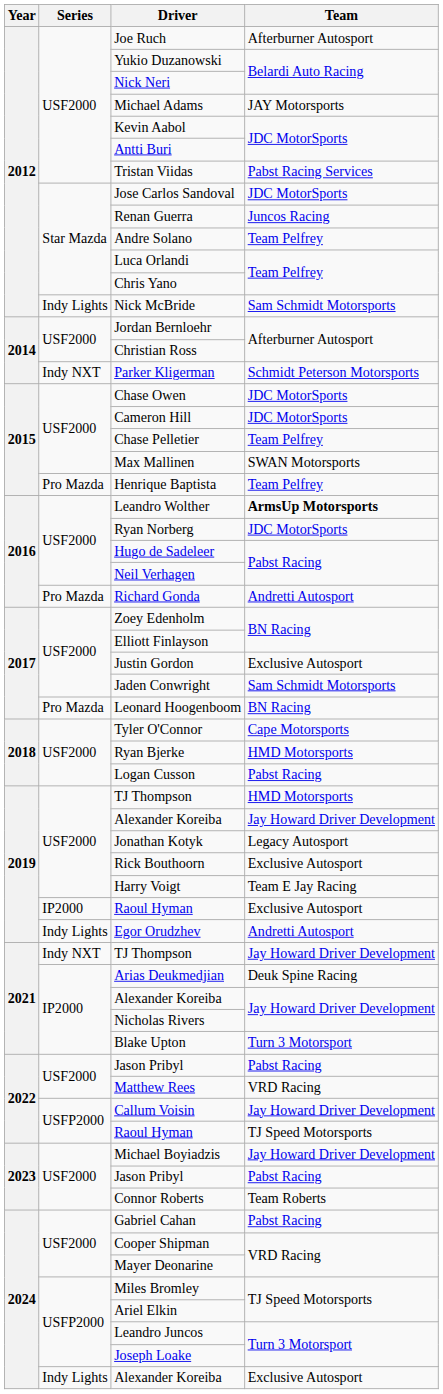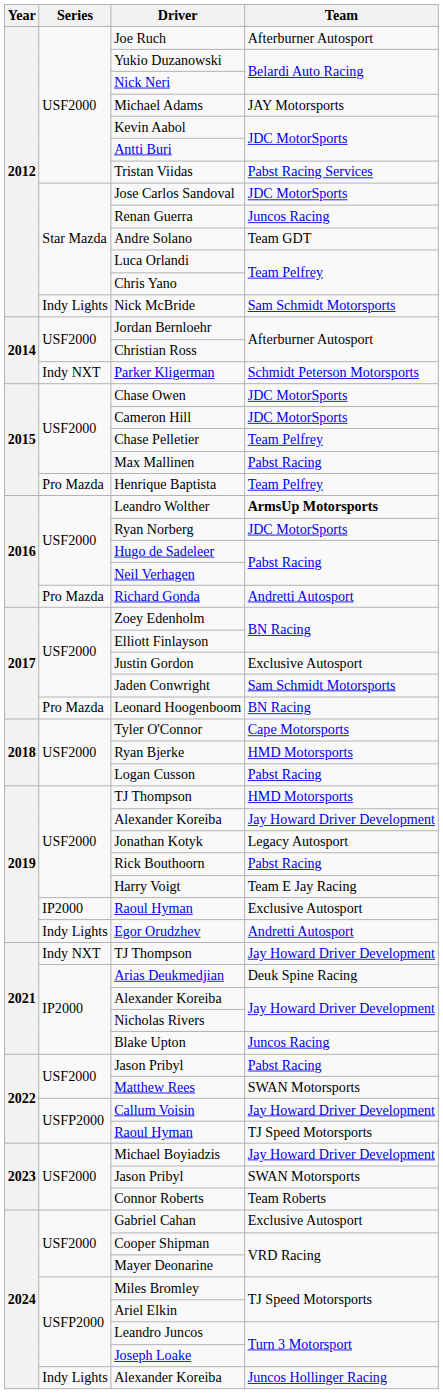(285, 238) Team Pelfrey -> (279, 238) Team GDT
(304, 462) SWAN Motorsports -> (285, 462) Pabst Racing
(305, 864) Exclusive Autosport -> (285, 864) Pabst Racing
(300, 1042) Turn 3 Motorsport -> (289, 1042) Juncos Racing
(284, 1087) VRD Racing -> (304, 1087) SWAN Motorsports
(285, 1176) Pabst Racing -> (304, 1176) SWAN Motorsports
(285, 1221) Pabst Racing -> (305, 1221) Exclusive Autosport
(305, 1377) Exclusive Autosport -> (317, 1377) Juncos Hollinger Racing
